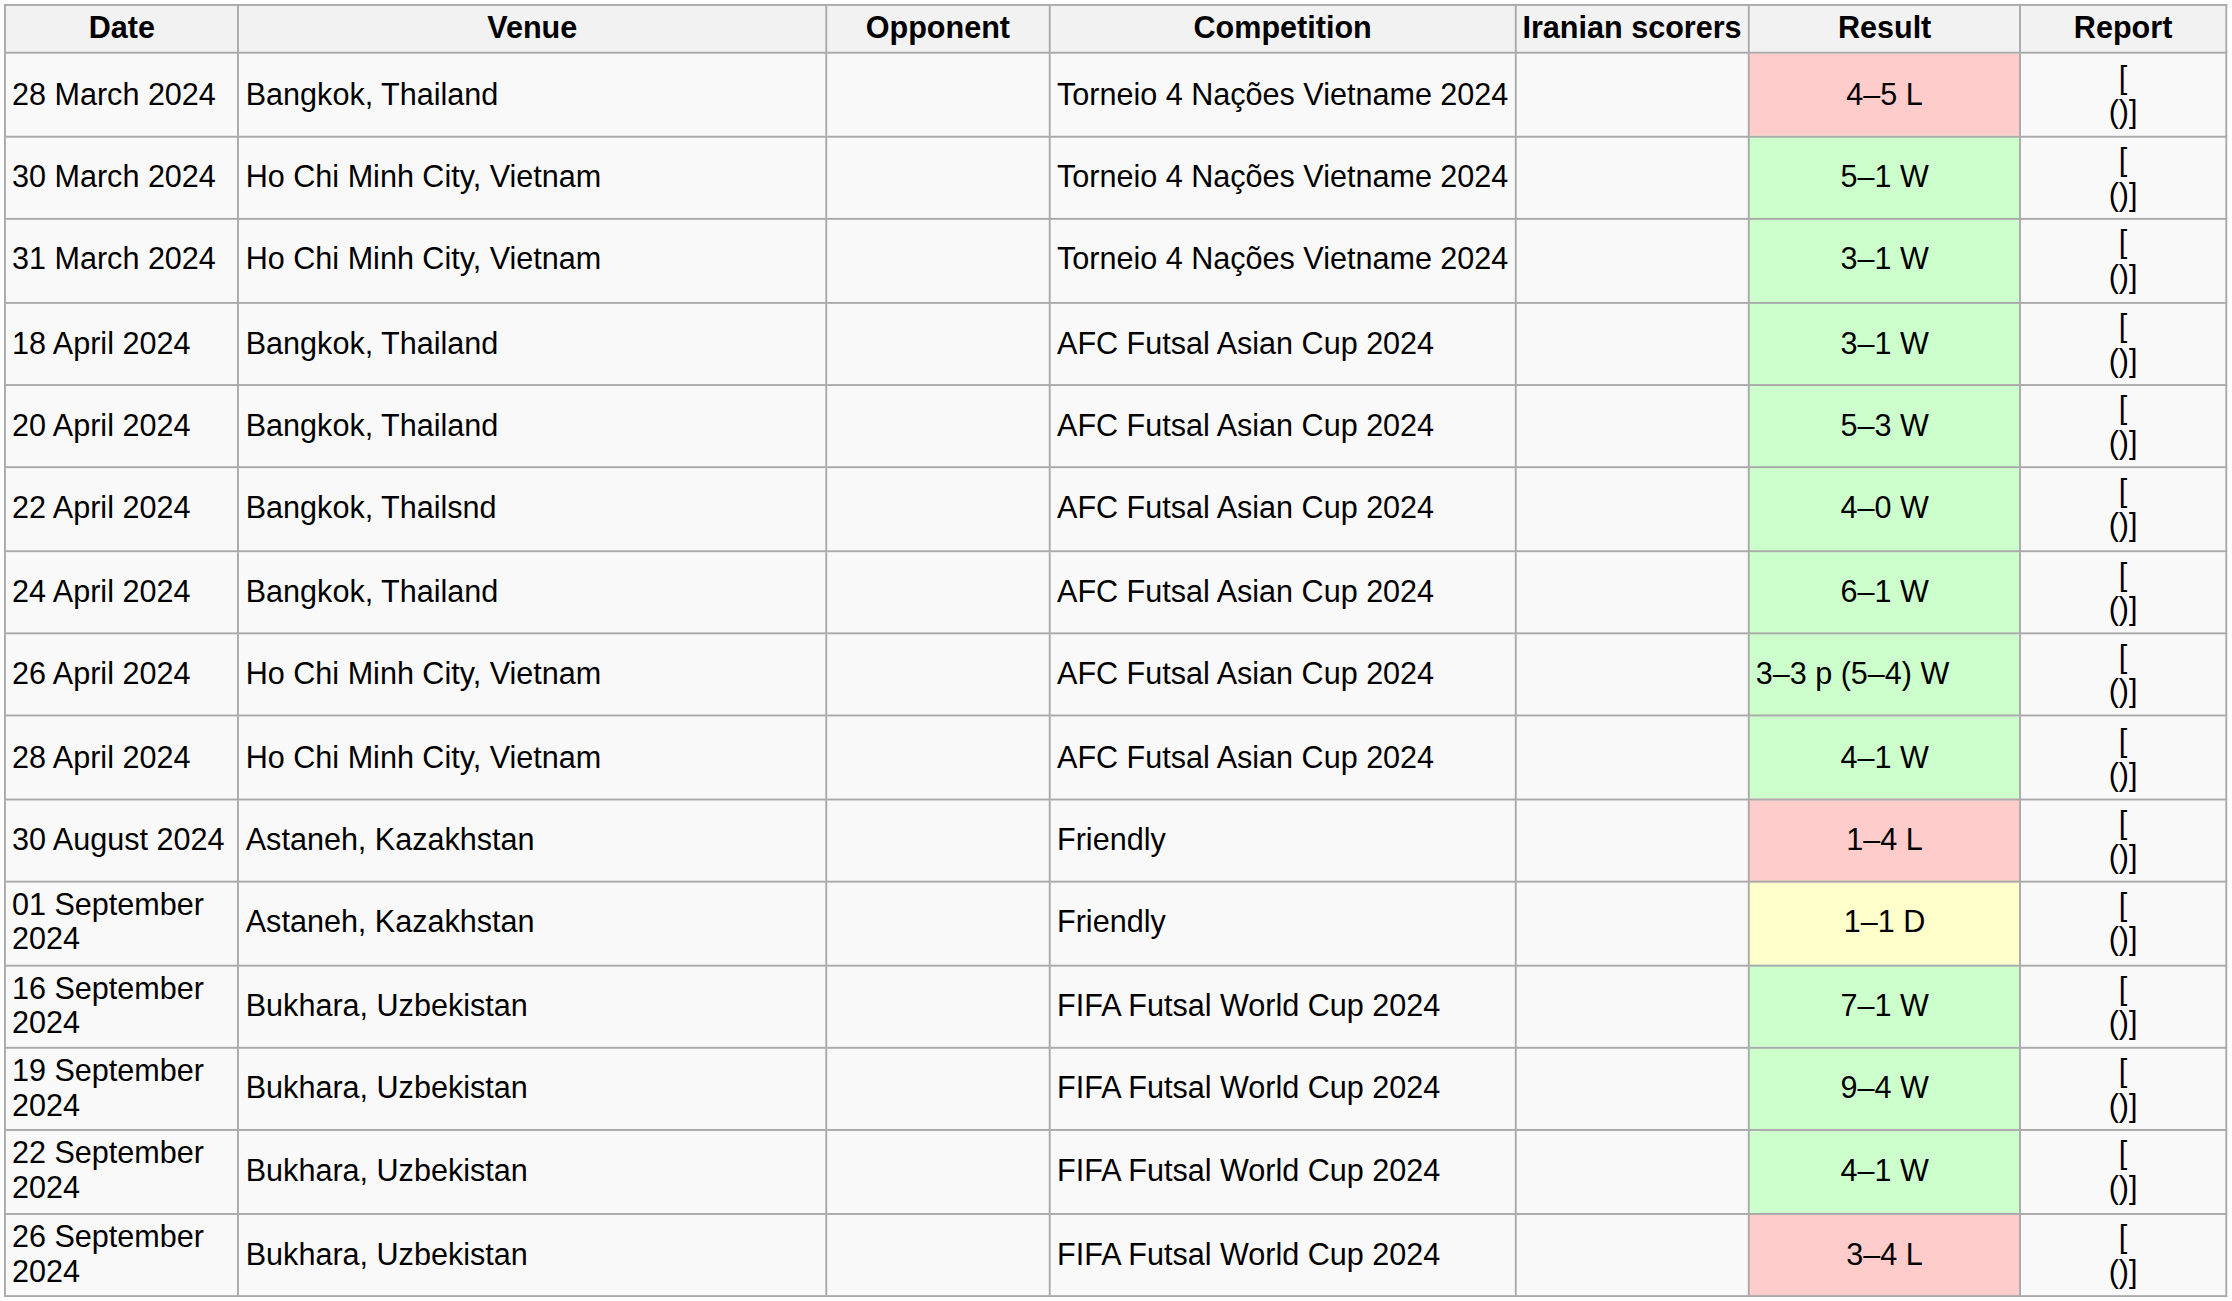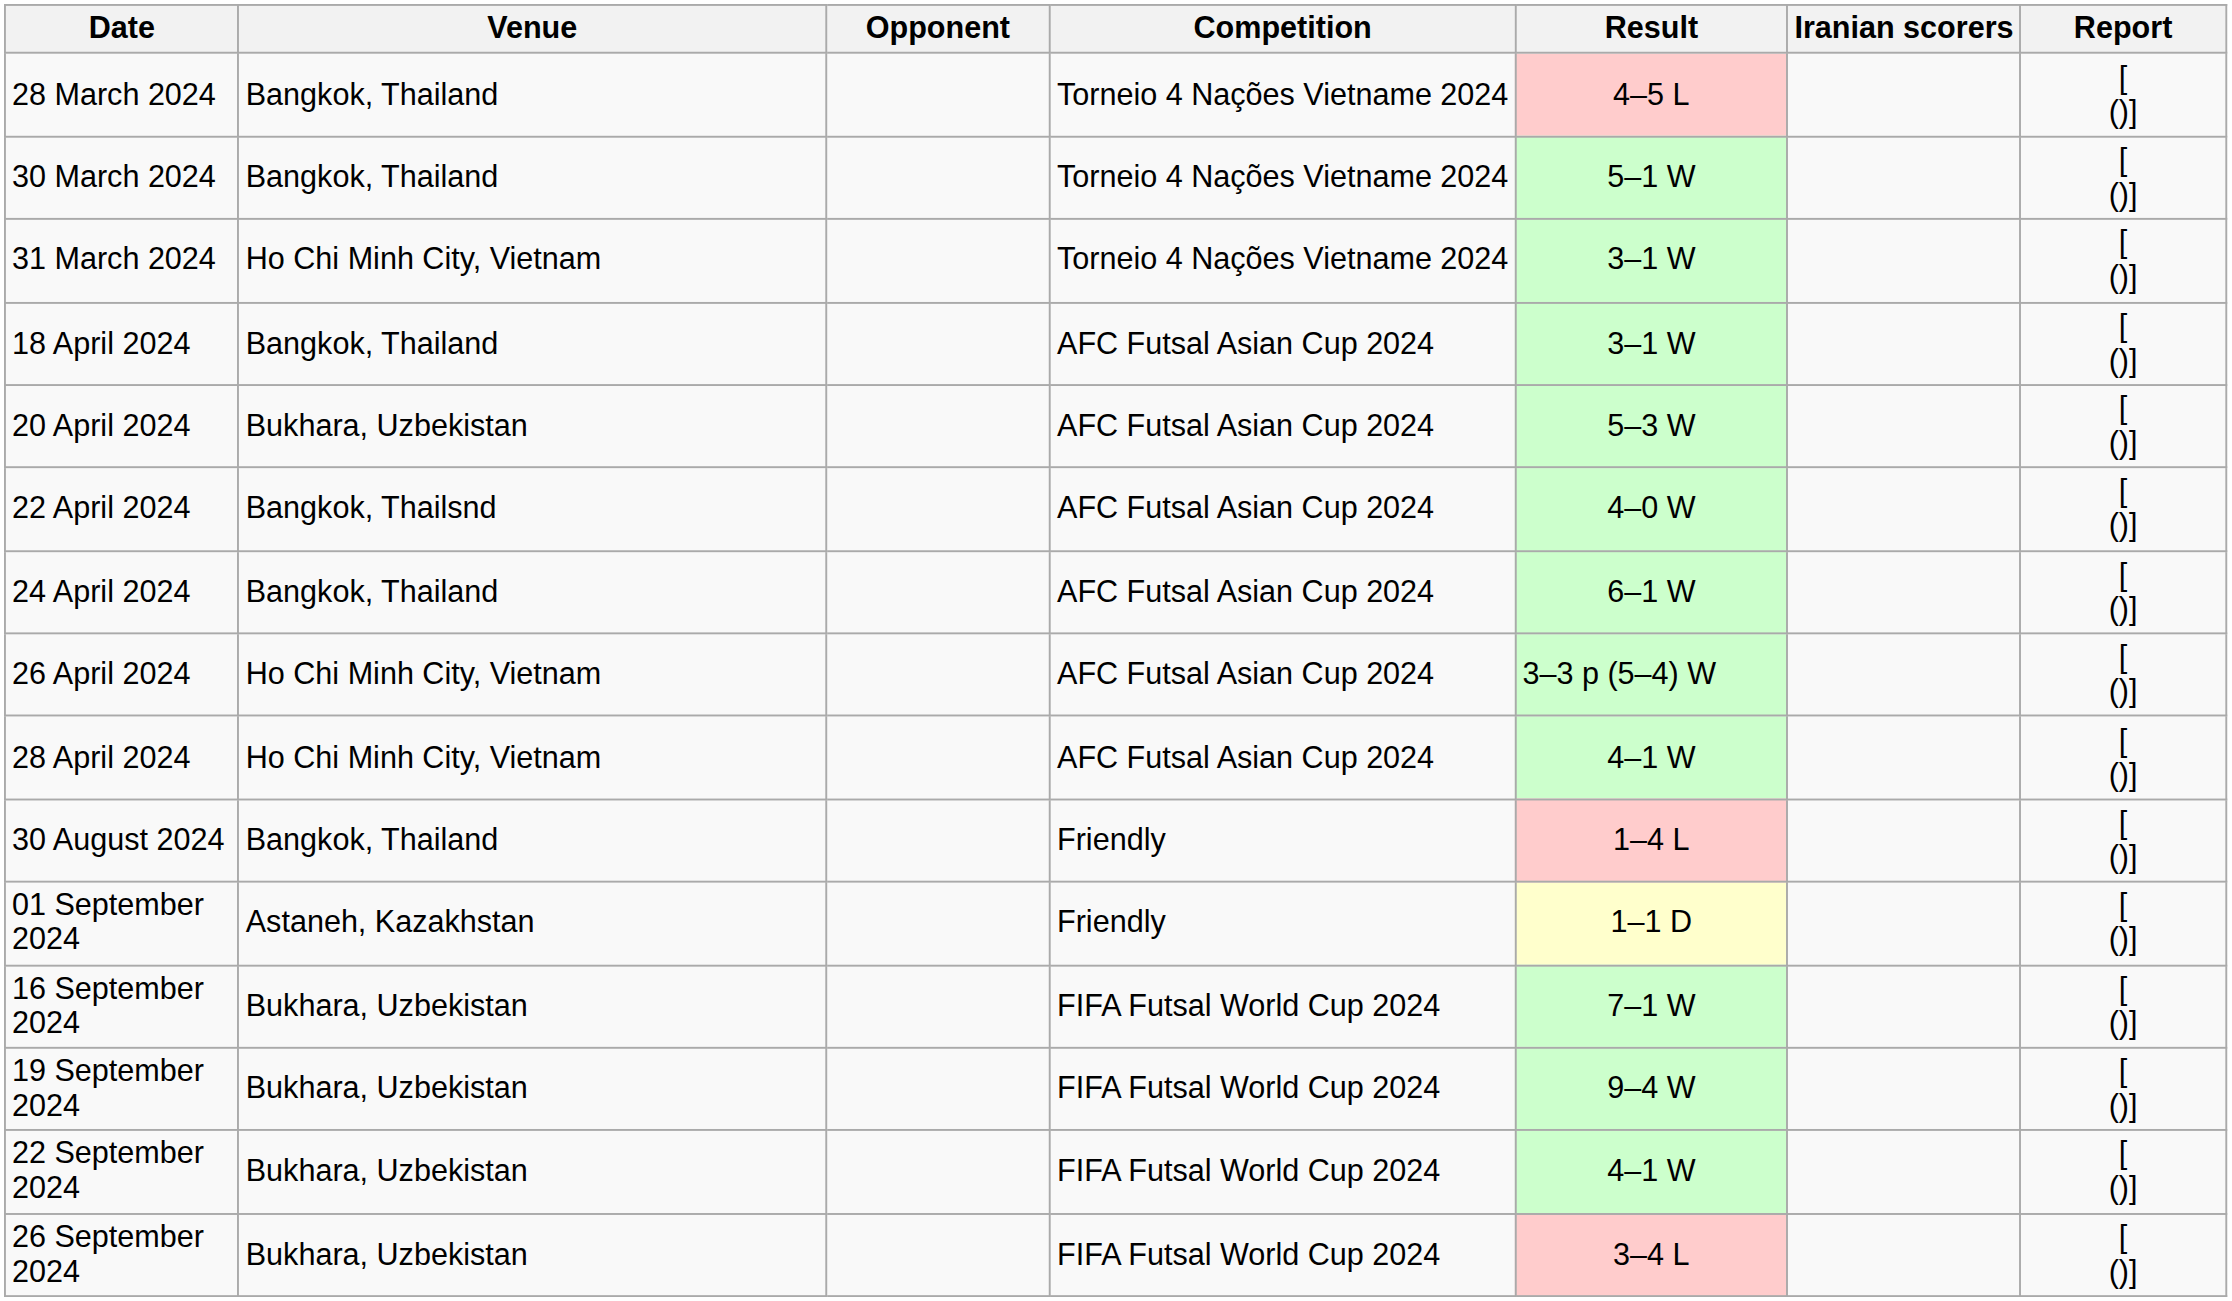columns swapped: (1885, 28) <-> (1632, 28)
(423, 177) Ho Chi Minh City, Vietnam -> (372, 177) Bangkok, Thailand
(372, 425) Bangkok, Thailand -> (387, 425) Bukhara, Uzbekistan
(390, 840) Astaneh, Kazakhstan -> (372, 840) Bangkok, Thailand
